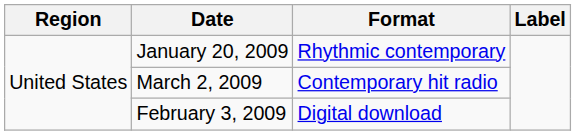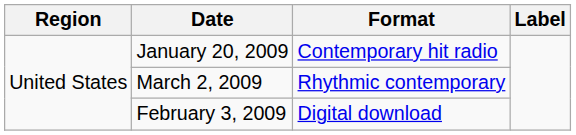(401, 51) Rhythmic contemporary -> (398, 51) Contemporary hit radio
(398, 82) Contemporary hit radio -> (401, 82) Rhythmic contemporary
